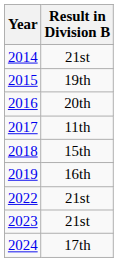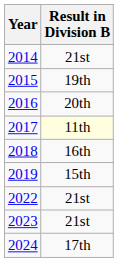(77, 127) no background -> (77, 127) lightyellow background
(77, 151) 15th -> (77, 151) 16th
(77, 174) 16th -> (77, 174) 15th
